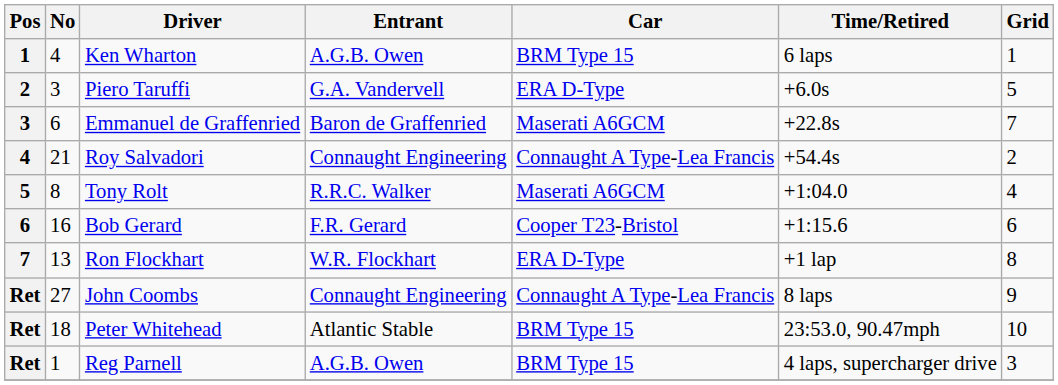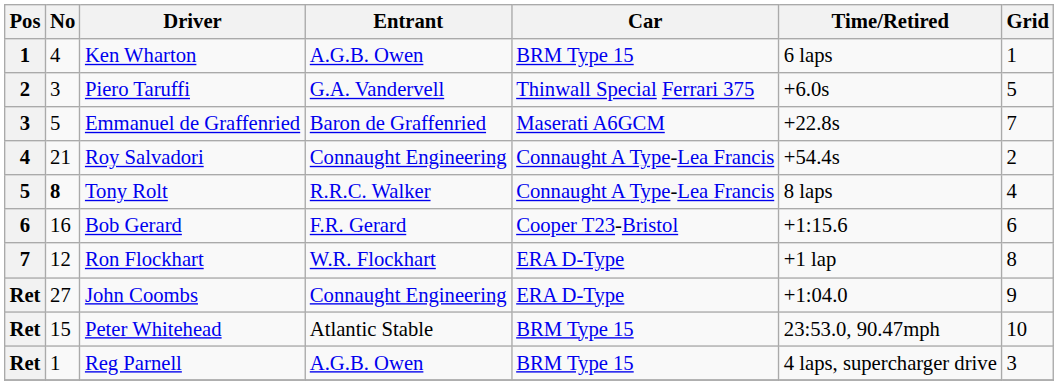(570, 89) ERA D-Type -> (635, 89) Thinwall Special Ferrari 375
(55, 123) 6 -> (55, 123) 5
(55, 192) normal -> (55, 192) bold
(590, 192) Maserati A6GCM -> (645, 192) Connaught A Type-Lea Francis
(816, 192) +1:04.0 -> (808, 192) 8 laps
(60, 260) 13 -> (60, 260) 12
(645, 294) Connaught A Type-Lea Francis -> (570, 294) ERA D-Type
(808, 294) 8 laps -> (816, 294) +1:04.0
(60, 328) 18 -> (60, 328) 15
